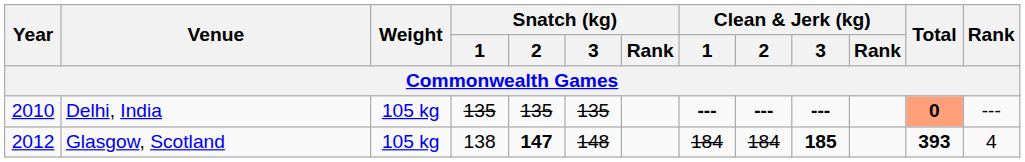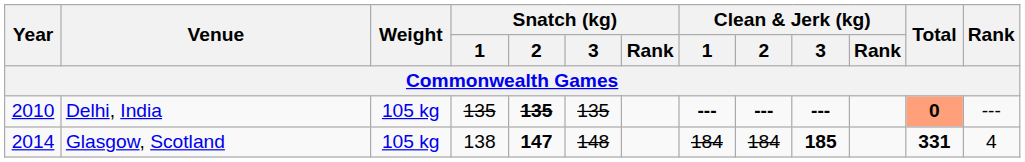(536, 111) normal -> (536, 111) bold
(33, 141) 2012 -> (33, 141) 2014
(934, 141) 393 -> (934, 141) 331
